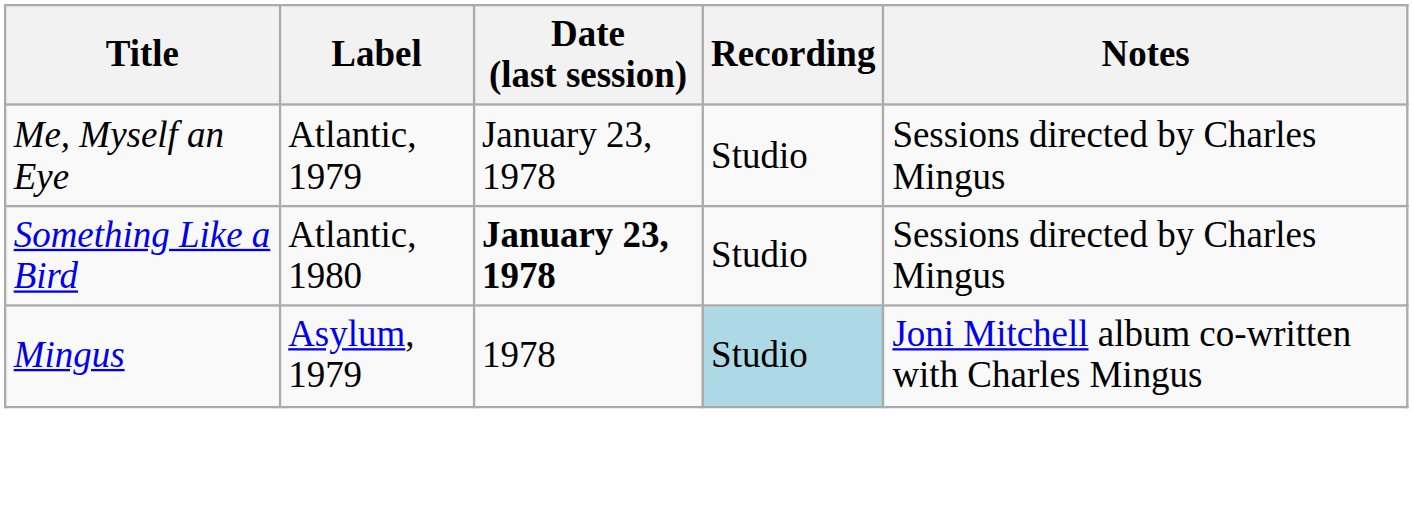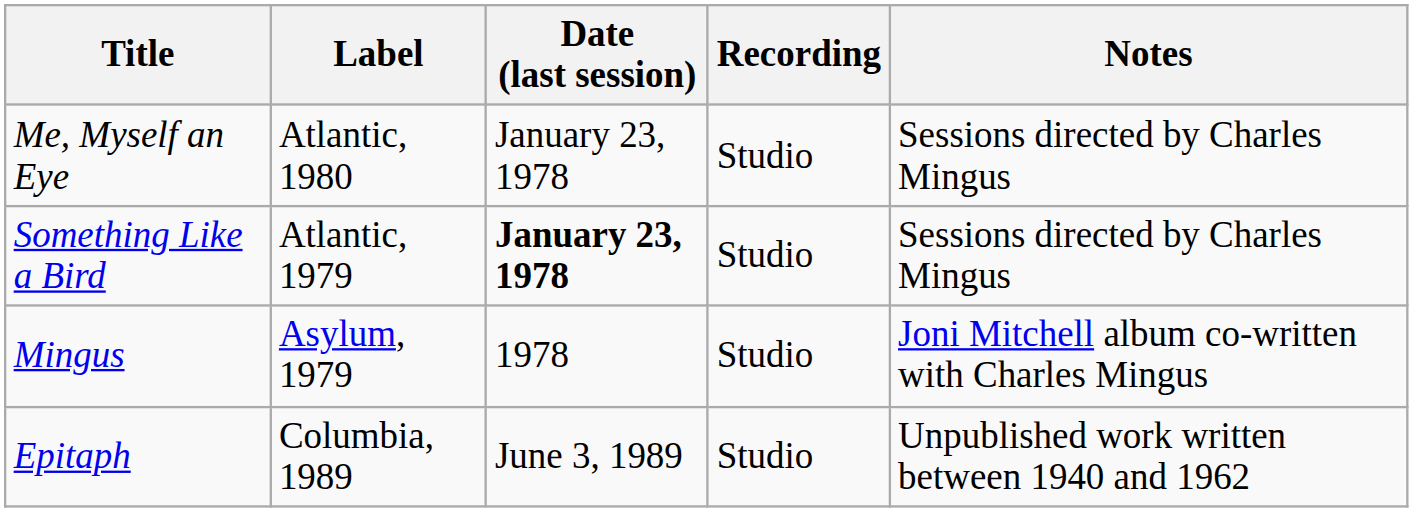(352, 154) Atlantic, 1979 -> (343, 154) Atlantic, 1980
(352, 254) Atlantic, 1980 -> (343, 254) Atlantic, 1979
(759, 355) lightblue background -> (765, 355) no background
+ row: (72, 455)
